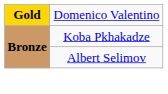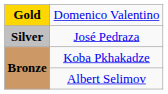+ row: (106, 35)
